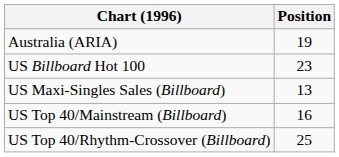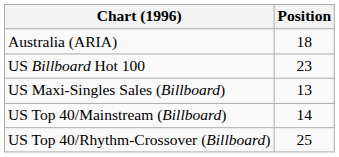(304, 41) 19 -> (304, 41) 18
(304, 115) 16 -> (304, 115) 14
